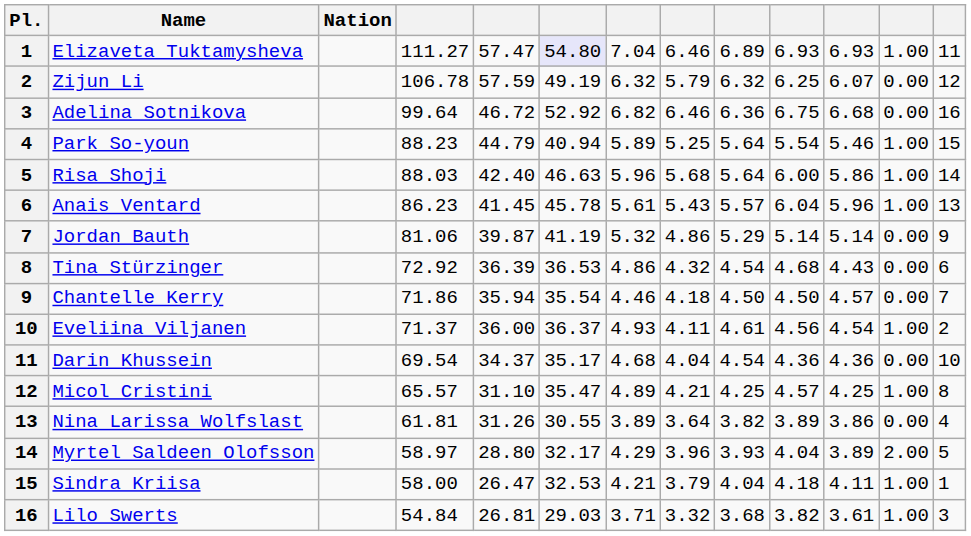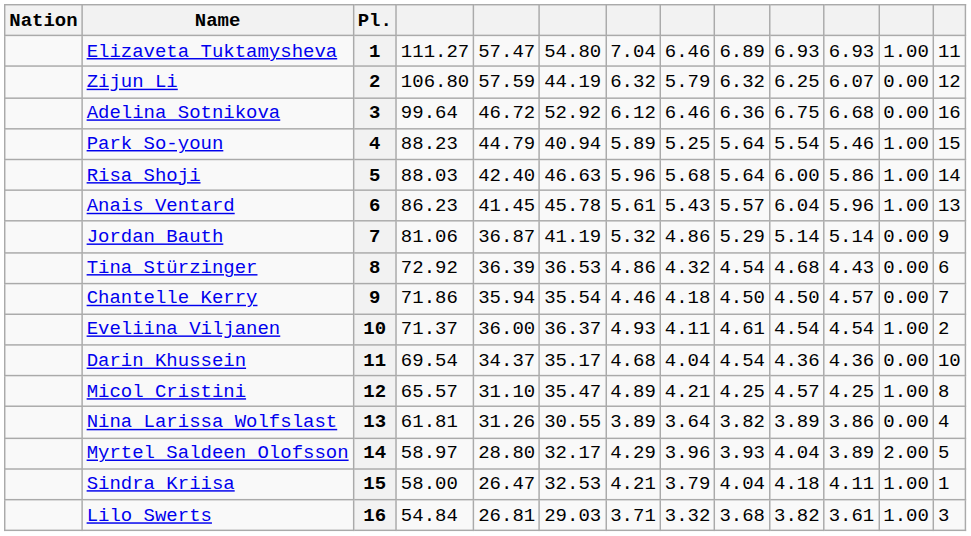columns swapped: (26, 20) <-> (358, 20)
(573, 51) lavender background -> (573, 51) no background
(435, 82) 106.78 -> (435, 82) 106.80
(573, 82) 49.19 -> (573, 82) 44.19
(633, 113) 6.82 -> (633, 113) 6.12
(507, 237) 39.87 -> (507, 237) 36.87
(797, 330) 4.56 -> (797, 330) 4.54
